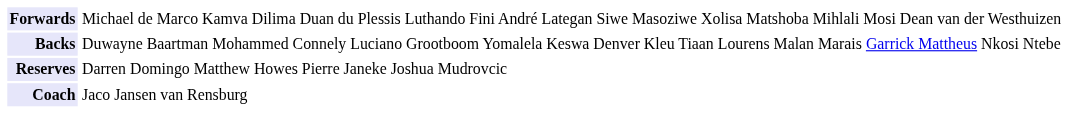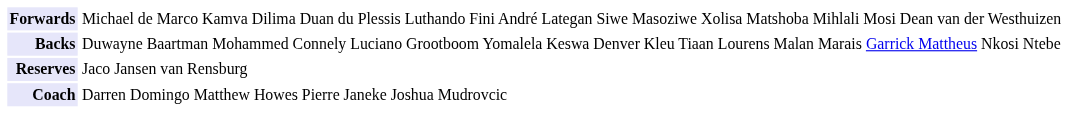(295, 69) Darren Domingo Matthew Howes Pierre Janeke Joshua Mudrovcic -> (165, 69) Jaco Jansen van Rensburg
(165, 94) Jaco Jansen van Rensburg -> (295, 94) Darren Domingo Matthew Howes Pierre Janeke Joshua Mudrovcic
